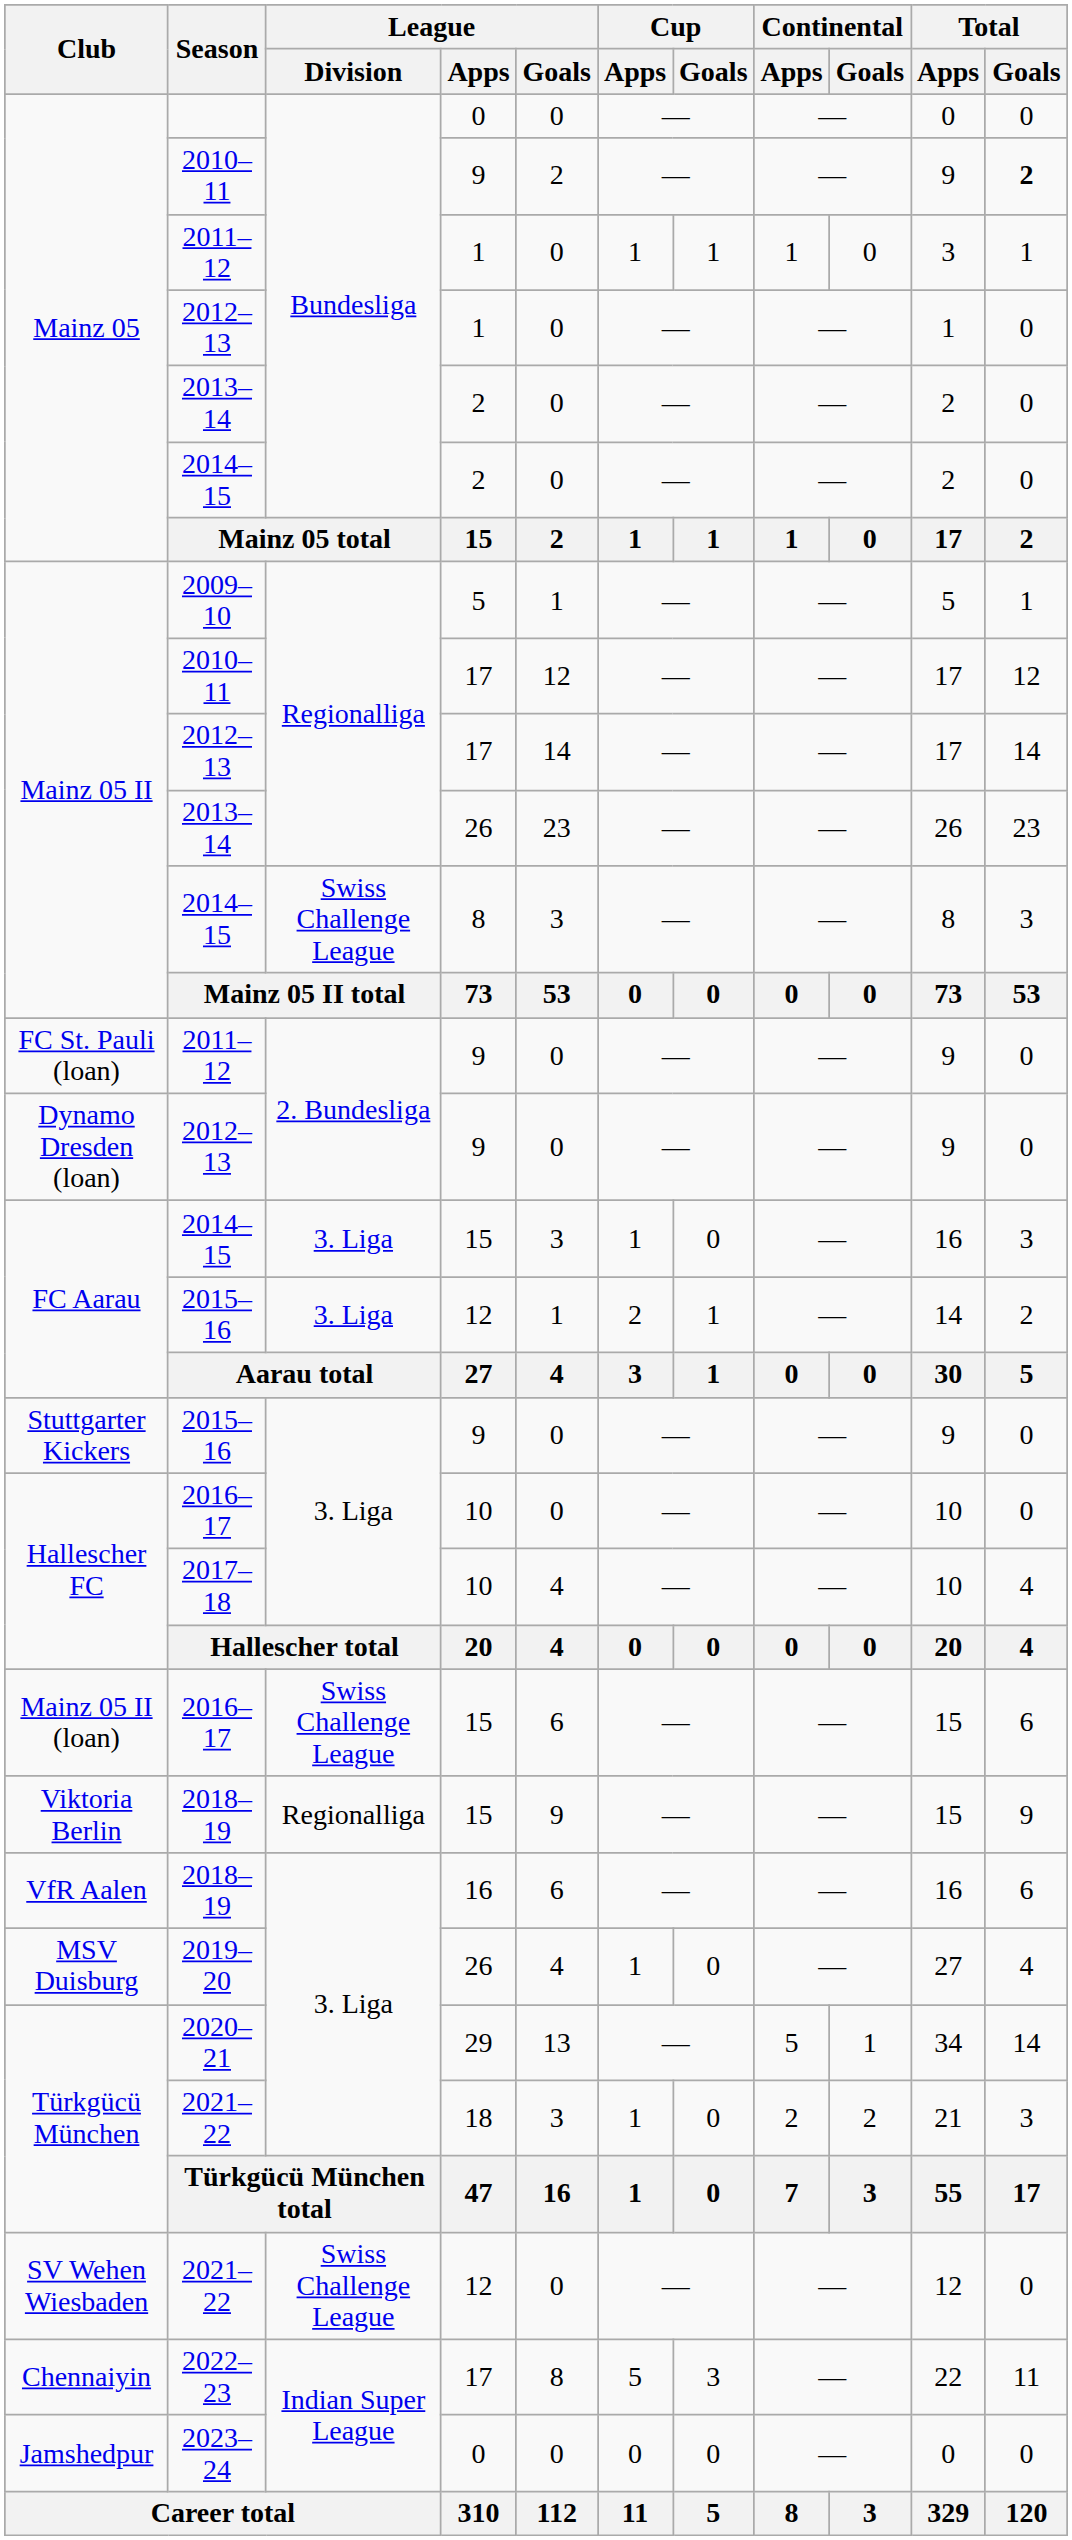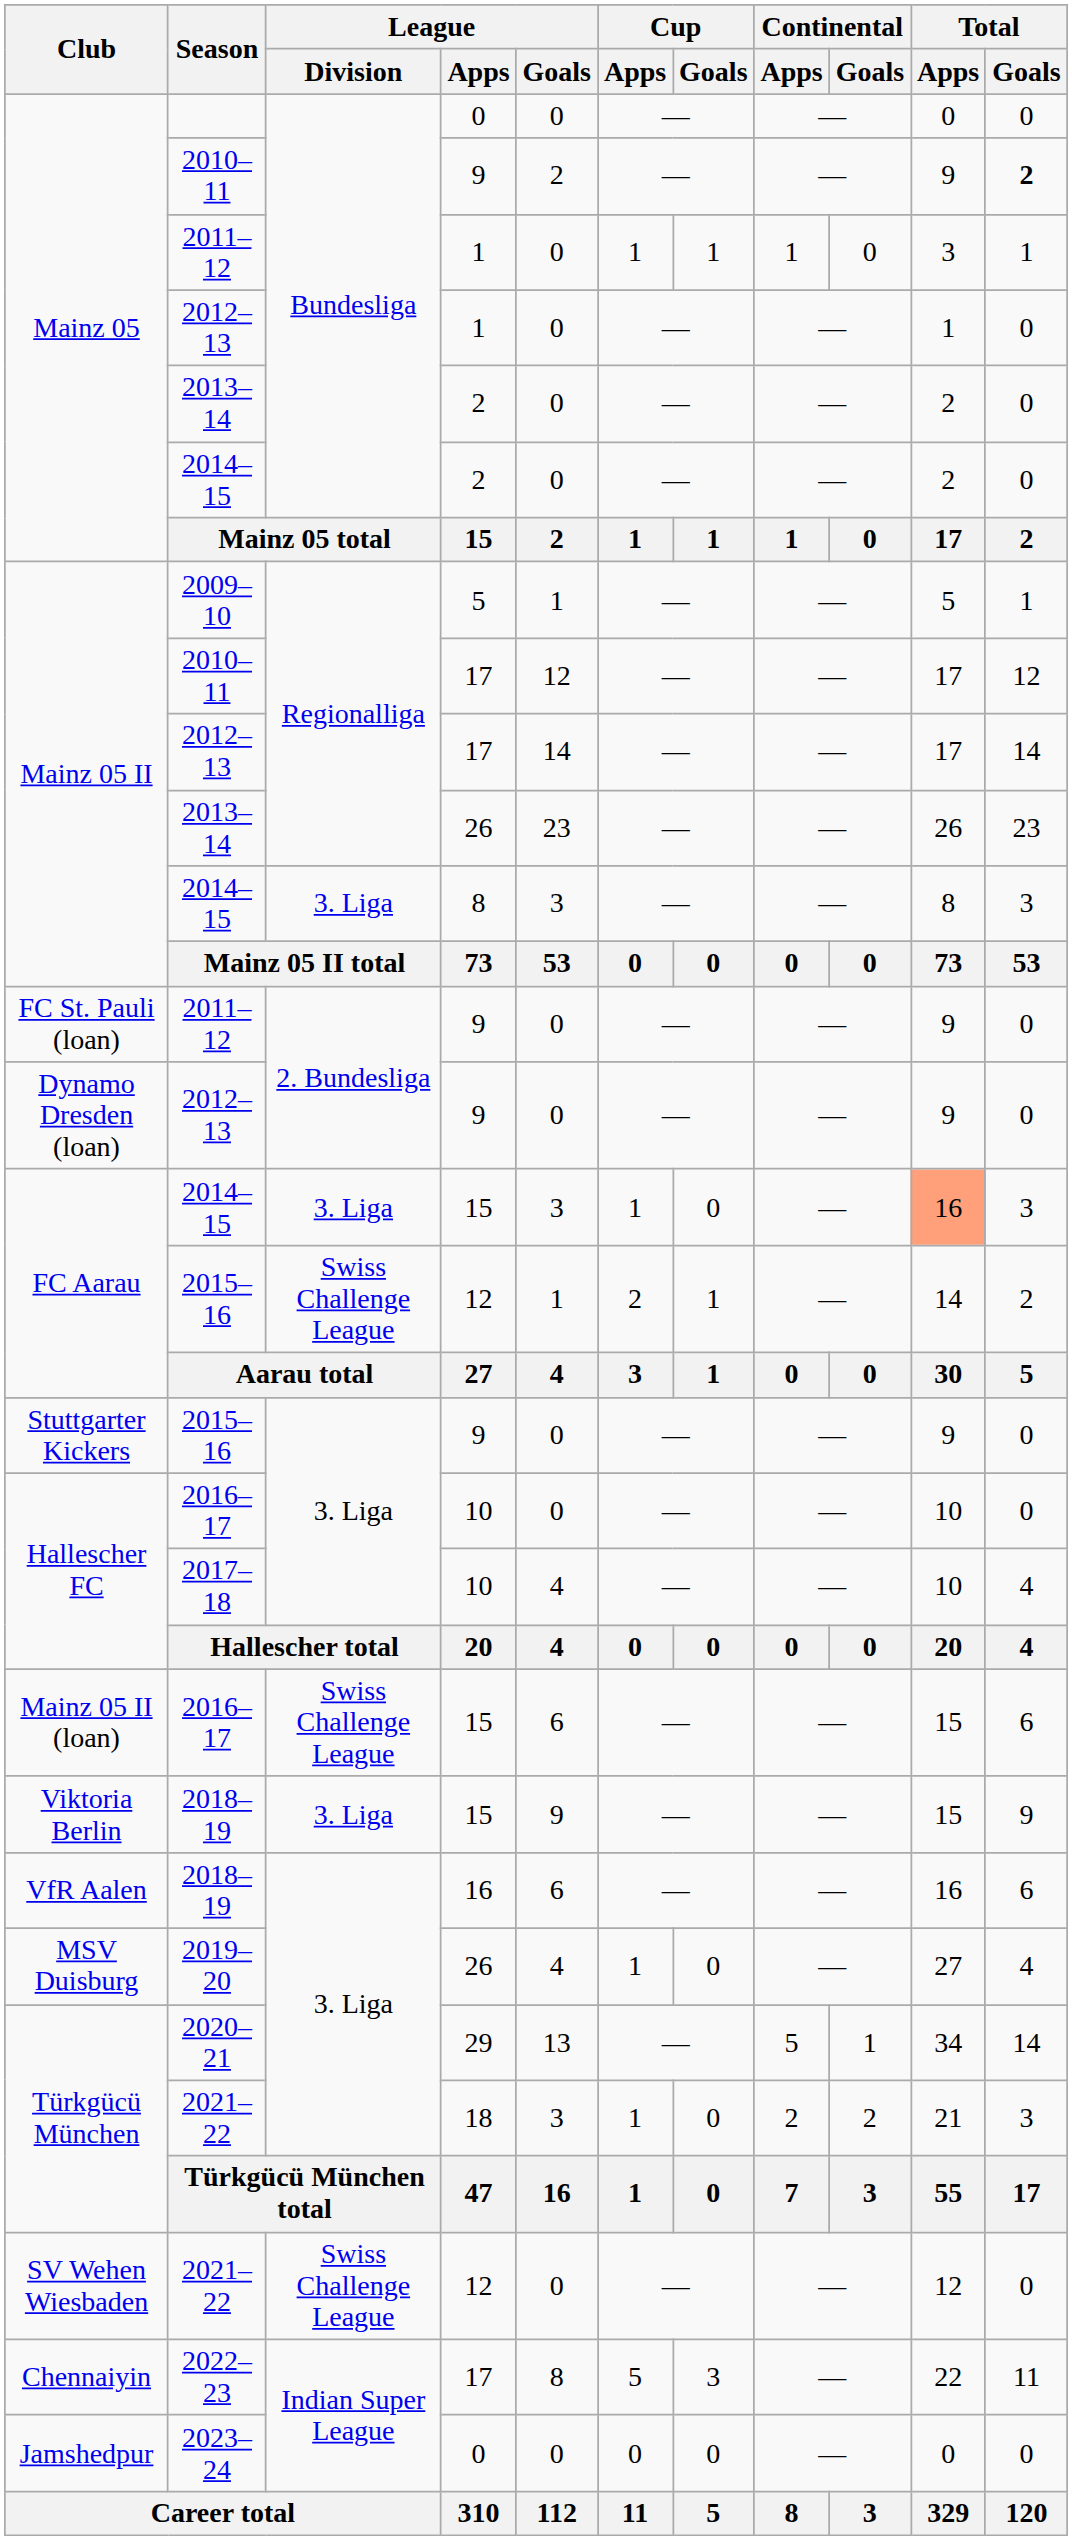(353, 918) Swiss Challenge League -> (353, 903) 3. Liga
(948, 1238) no background -> (948, 1206) lightsalmon background
(353, 1314) 3. Liga -> (353, 1298) Swiss Challenge League
(353, 1814) Regionalliga -> (353, 1814) 3. Liga
